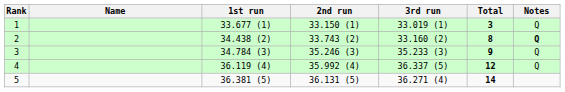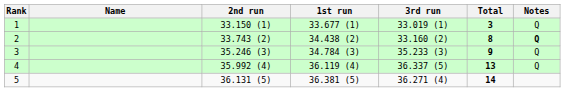columns swapped: (246, 11) <-> (334, 11)
(490, 66) 12 -> (490, 66) 13
